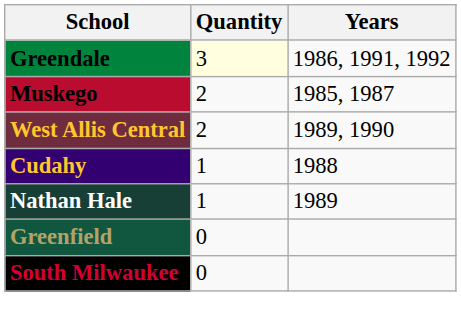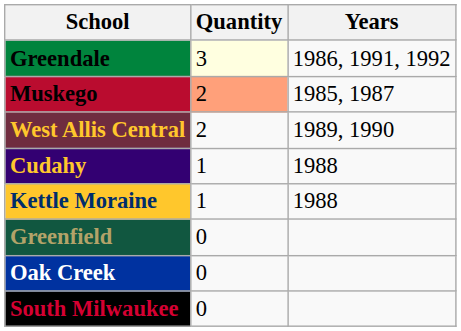(201, 93) no background -> (201, 93) lightsalmon background
+ row: (84, 201)
- row: (71, 201)
+ row: (63, 272)
